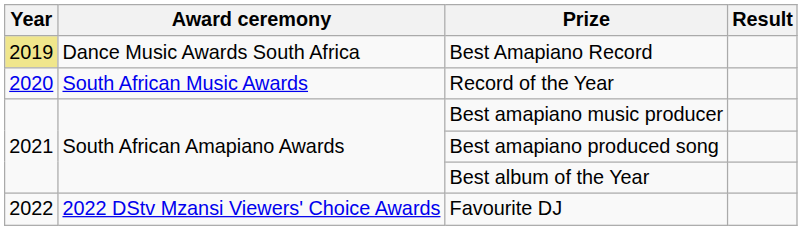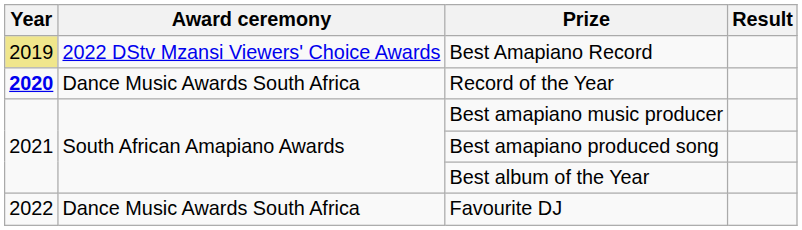(211, 51) Dance Music Awards South Africa -> (251, 51) 2022 DStv Mzansi Viewers' Choice Awards
(31, 83) normal -> (31, 83) bold
(185, 83) South African Music Awards -> (211, 83) Dance Music Awards South Africa
(251, 209) 2022 DStv Mzansi Viewers' Choice Awards -> (211, 209) Dance Music Awards South Africa
